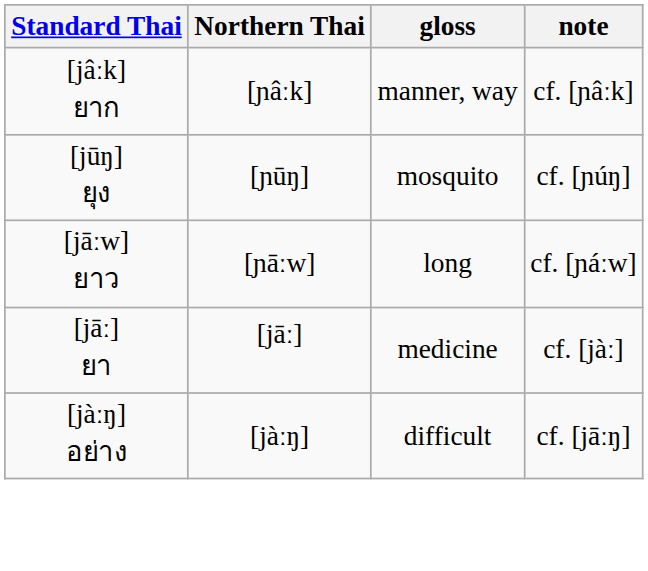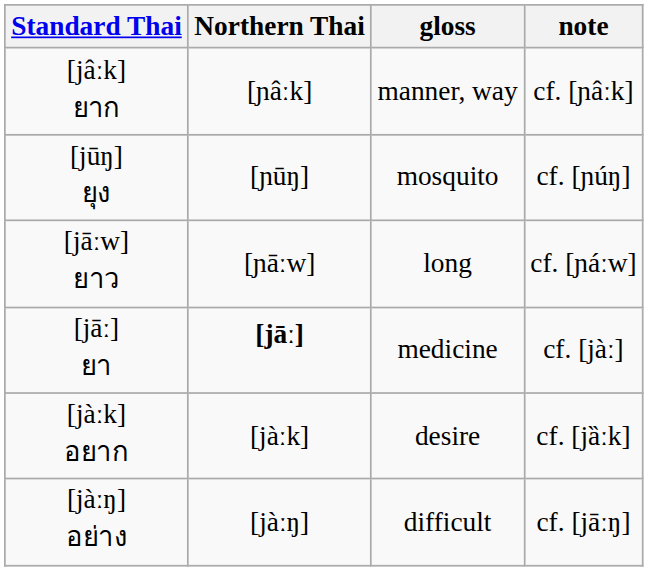(280, 333) normal -> (280, 333) bold
+ row: (96, 432)
